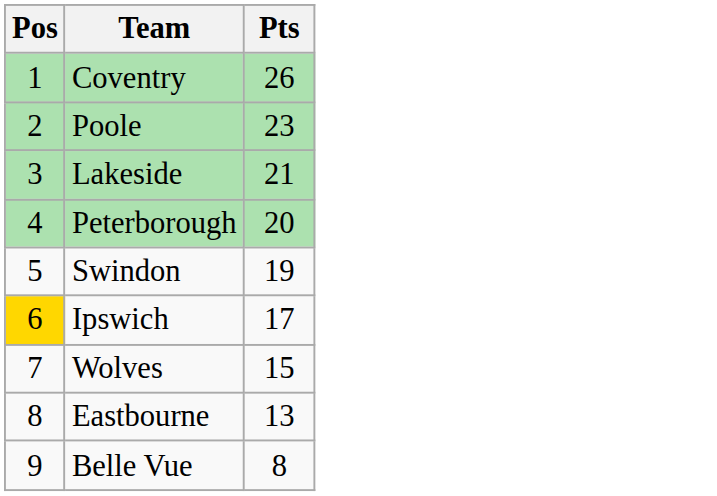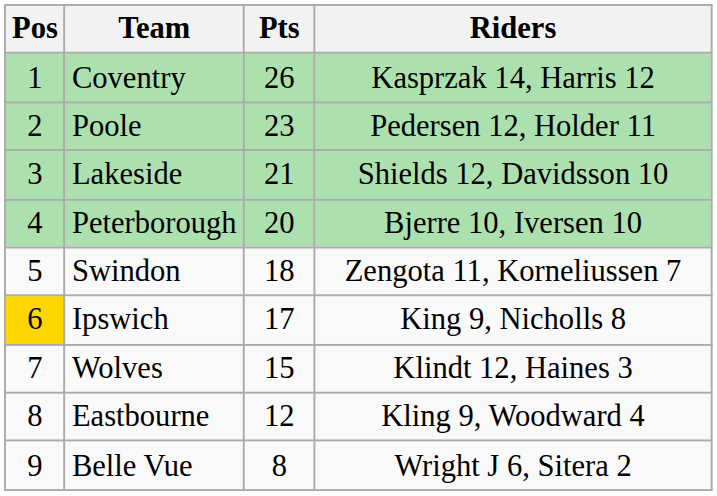+ column: (513, 28)
(279, 271) 19 -> (279, 271) 18
(279, 416) 13 -> (279, 416) 12
